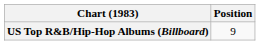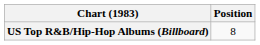(233, 31) 9 -> (233, 31) 8
